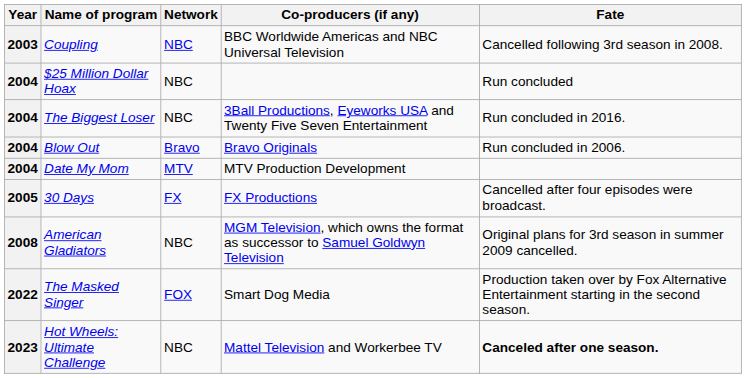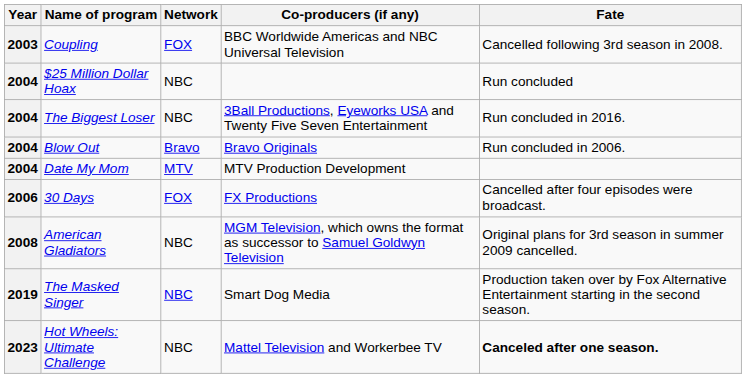(178, 44) NBC -> (178, 44) FOX
(23, 198) 2005 -> (23, 198) 2006
(173, 198) FX -> (178, 198) FOX
(23, 294) 2022 -> (23, 294) 2019
(178, 294) FOX -> (178, 294) NBC
